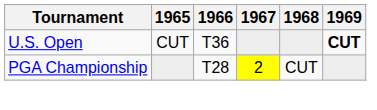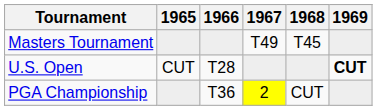+ row: (81, 43)
(215, 43) T36 -> (221, 68) T28
(215, 68) T28 -> (221, 93) T36
